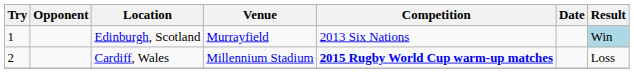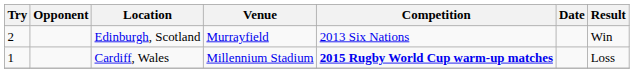(11, 36) 1 -> (11, 36) 2
(602, 36) lightblue background -> (602, 36) no background
(11, 57) 2 -> (11, 57) 1
